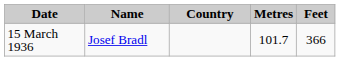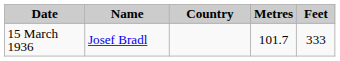(316, 39) 366 -> (316, 39) 333
